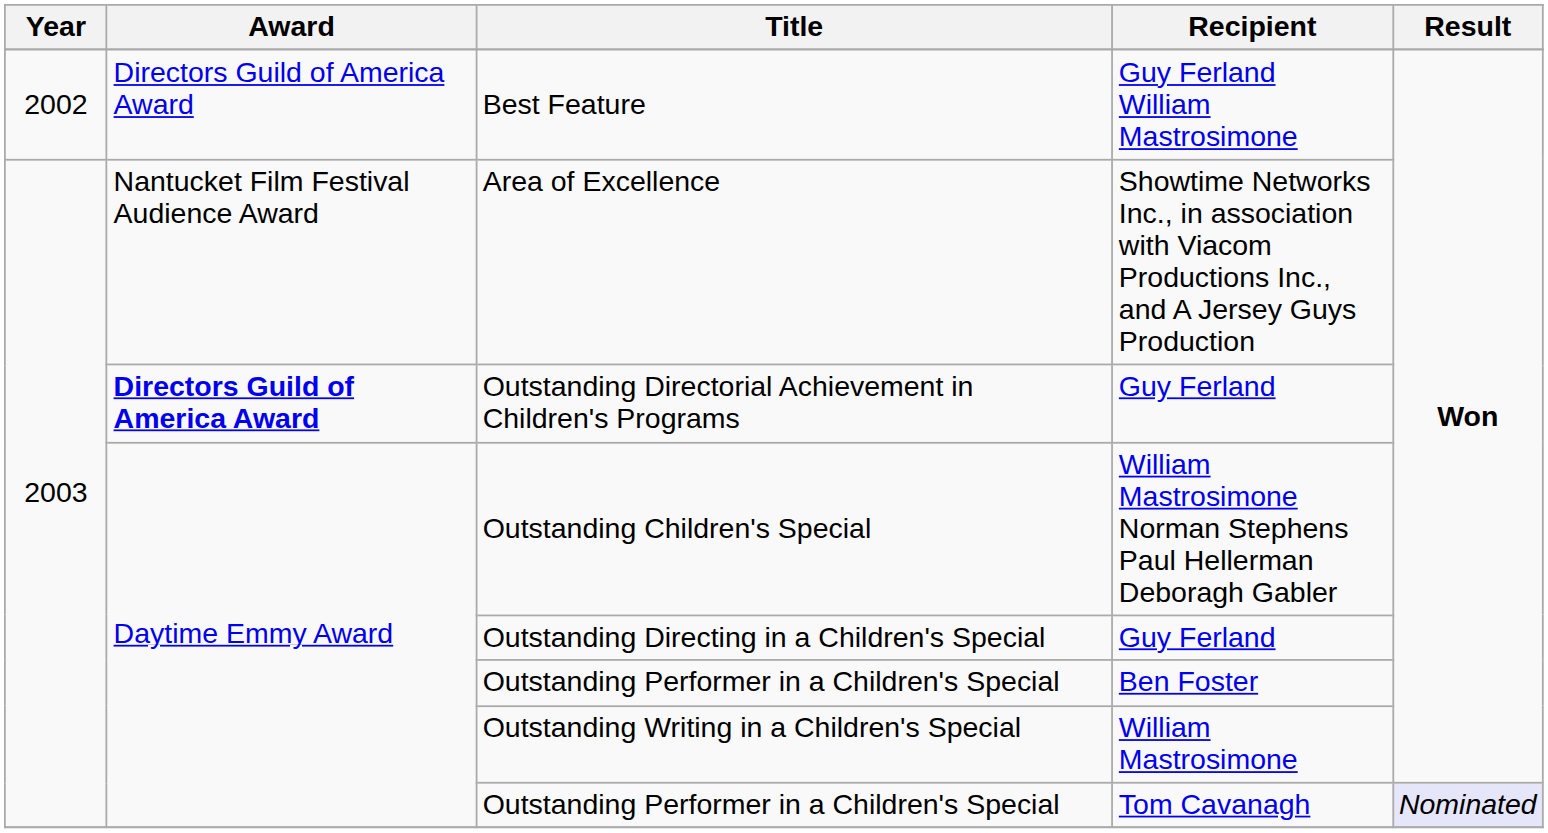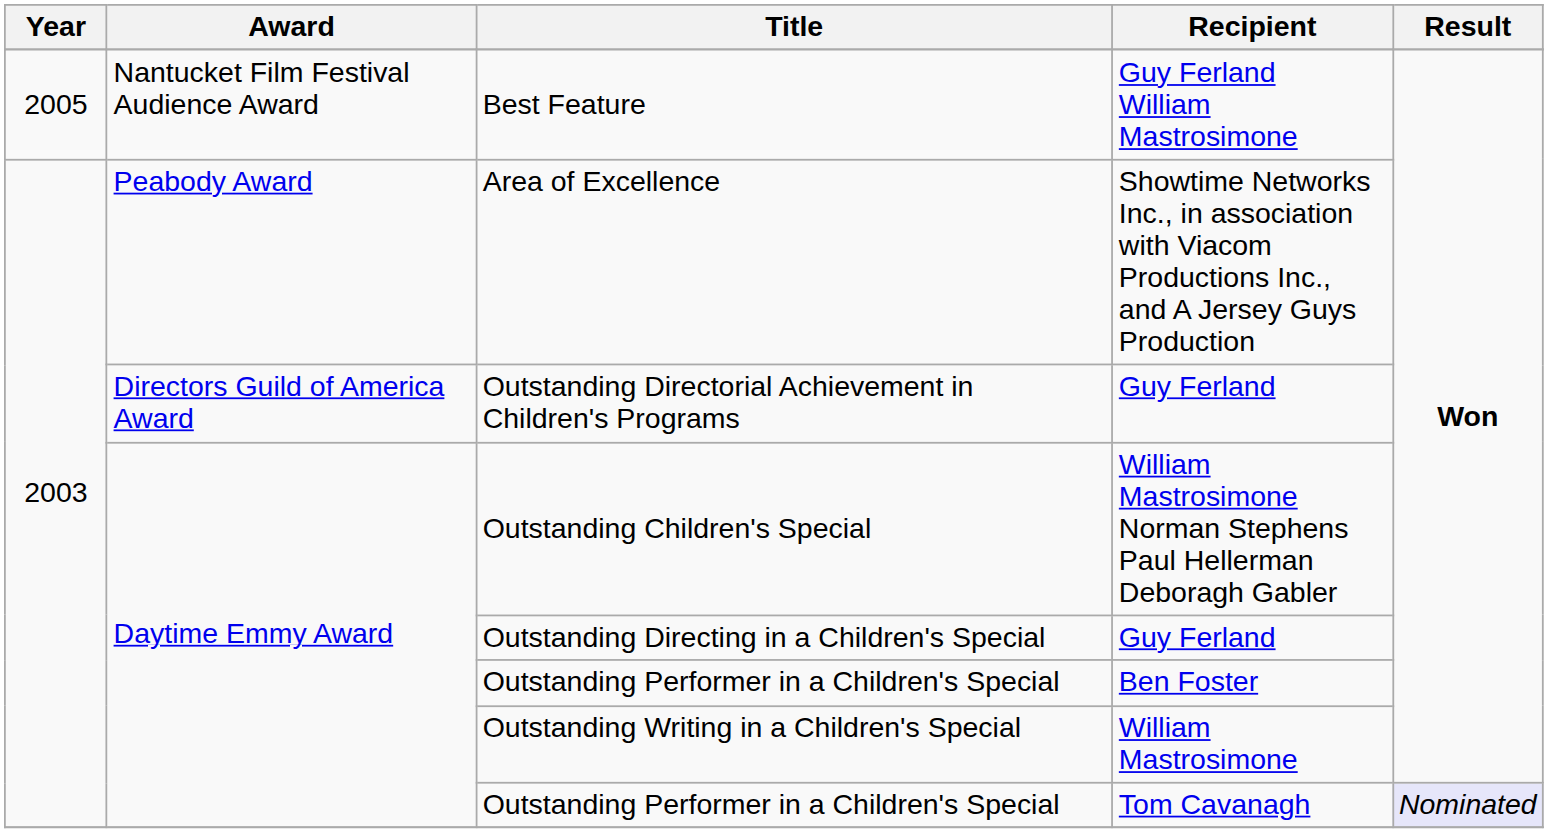(56, 104) 2002 -> (56, 104) 2005
(279, 88) Directors Guild of America Award -> (262, 88) Nantucket Film Festival Audience Award
(262, 197) Nantucket Film Festival Audience Award -> (213, 181) Peabody Award
(234, 402) bold -> (279, 402) normal
